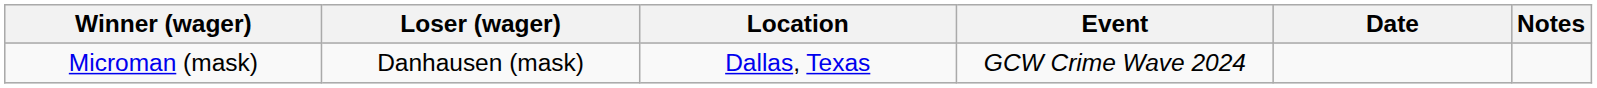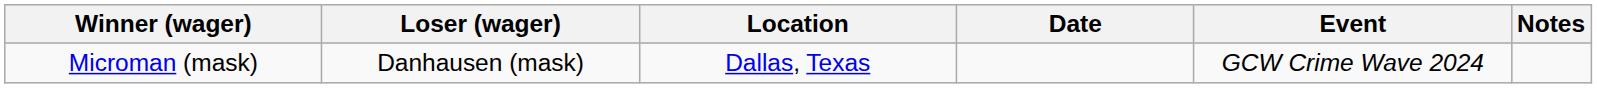columns swapped: (1115, 23) <-> (1392, 23)
